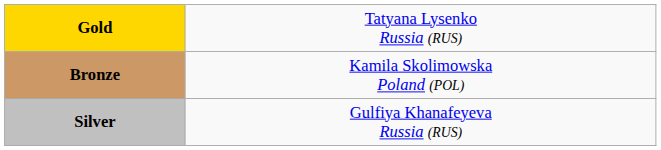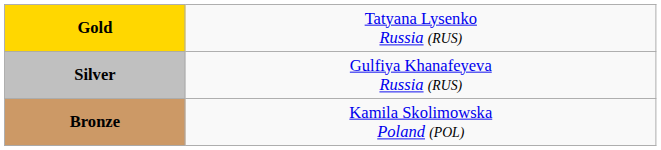rows swapped: (95, 121) <-> (95, 74)
